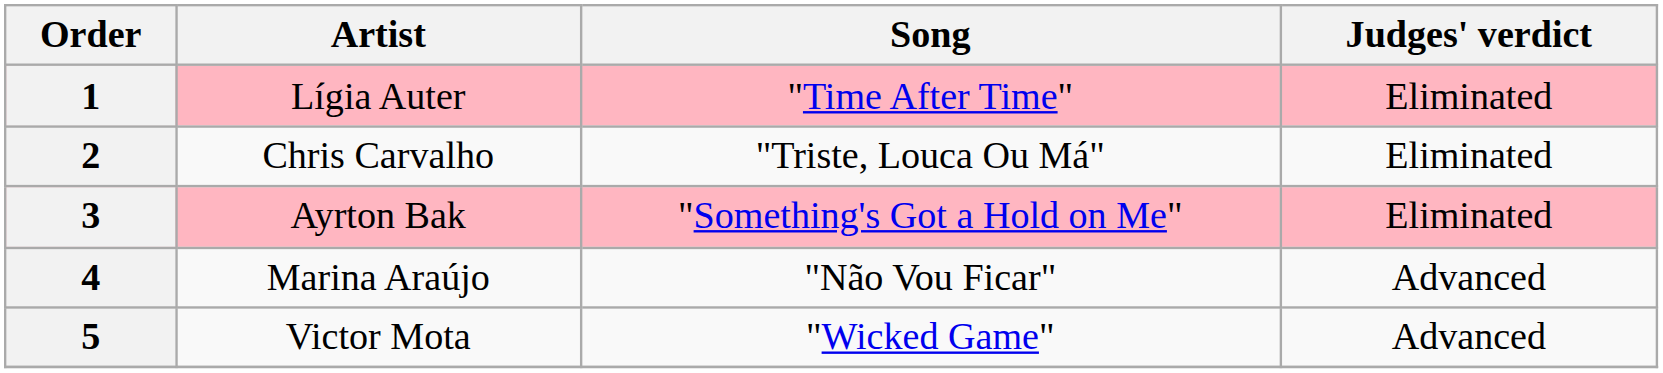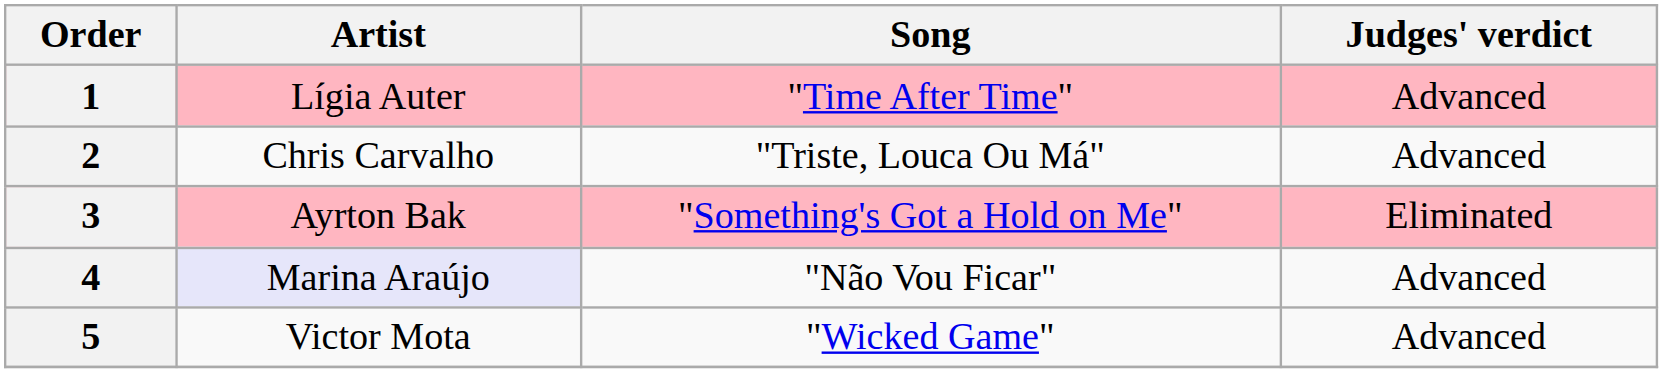(1469, 95) Eliminated -> (1469, 95) Advanced
(1469, 155) Eliminated -> (1469, 155) Advanced
(378, 276) no background -> (378, 276) lavender background
